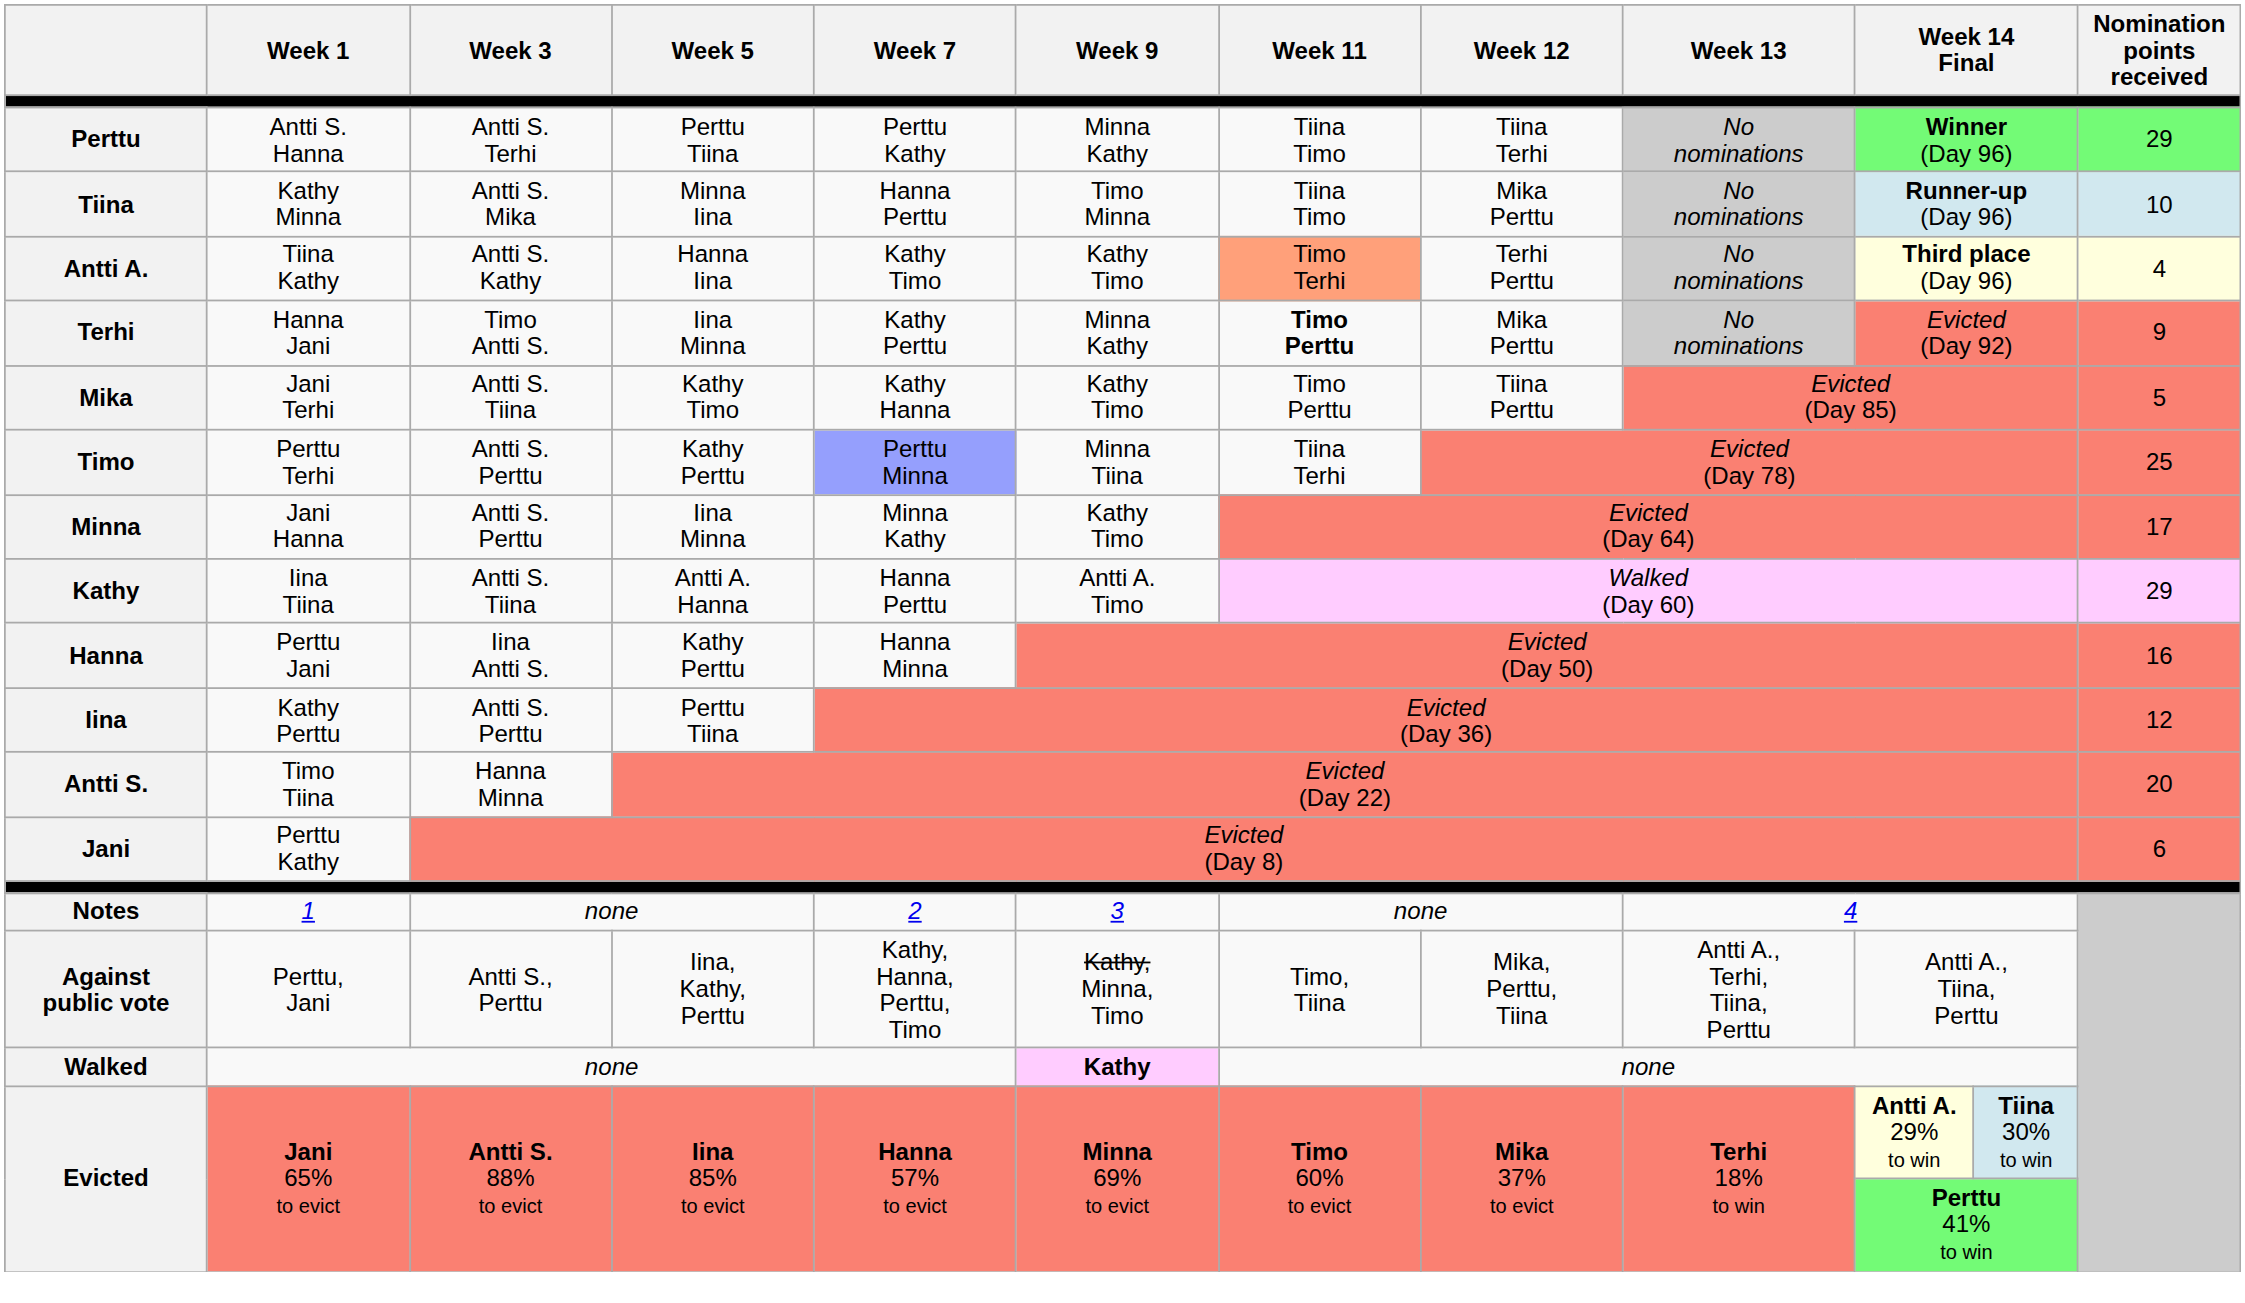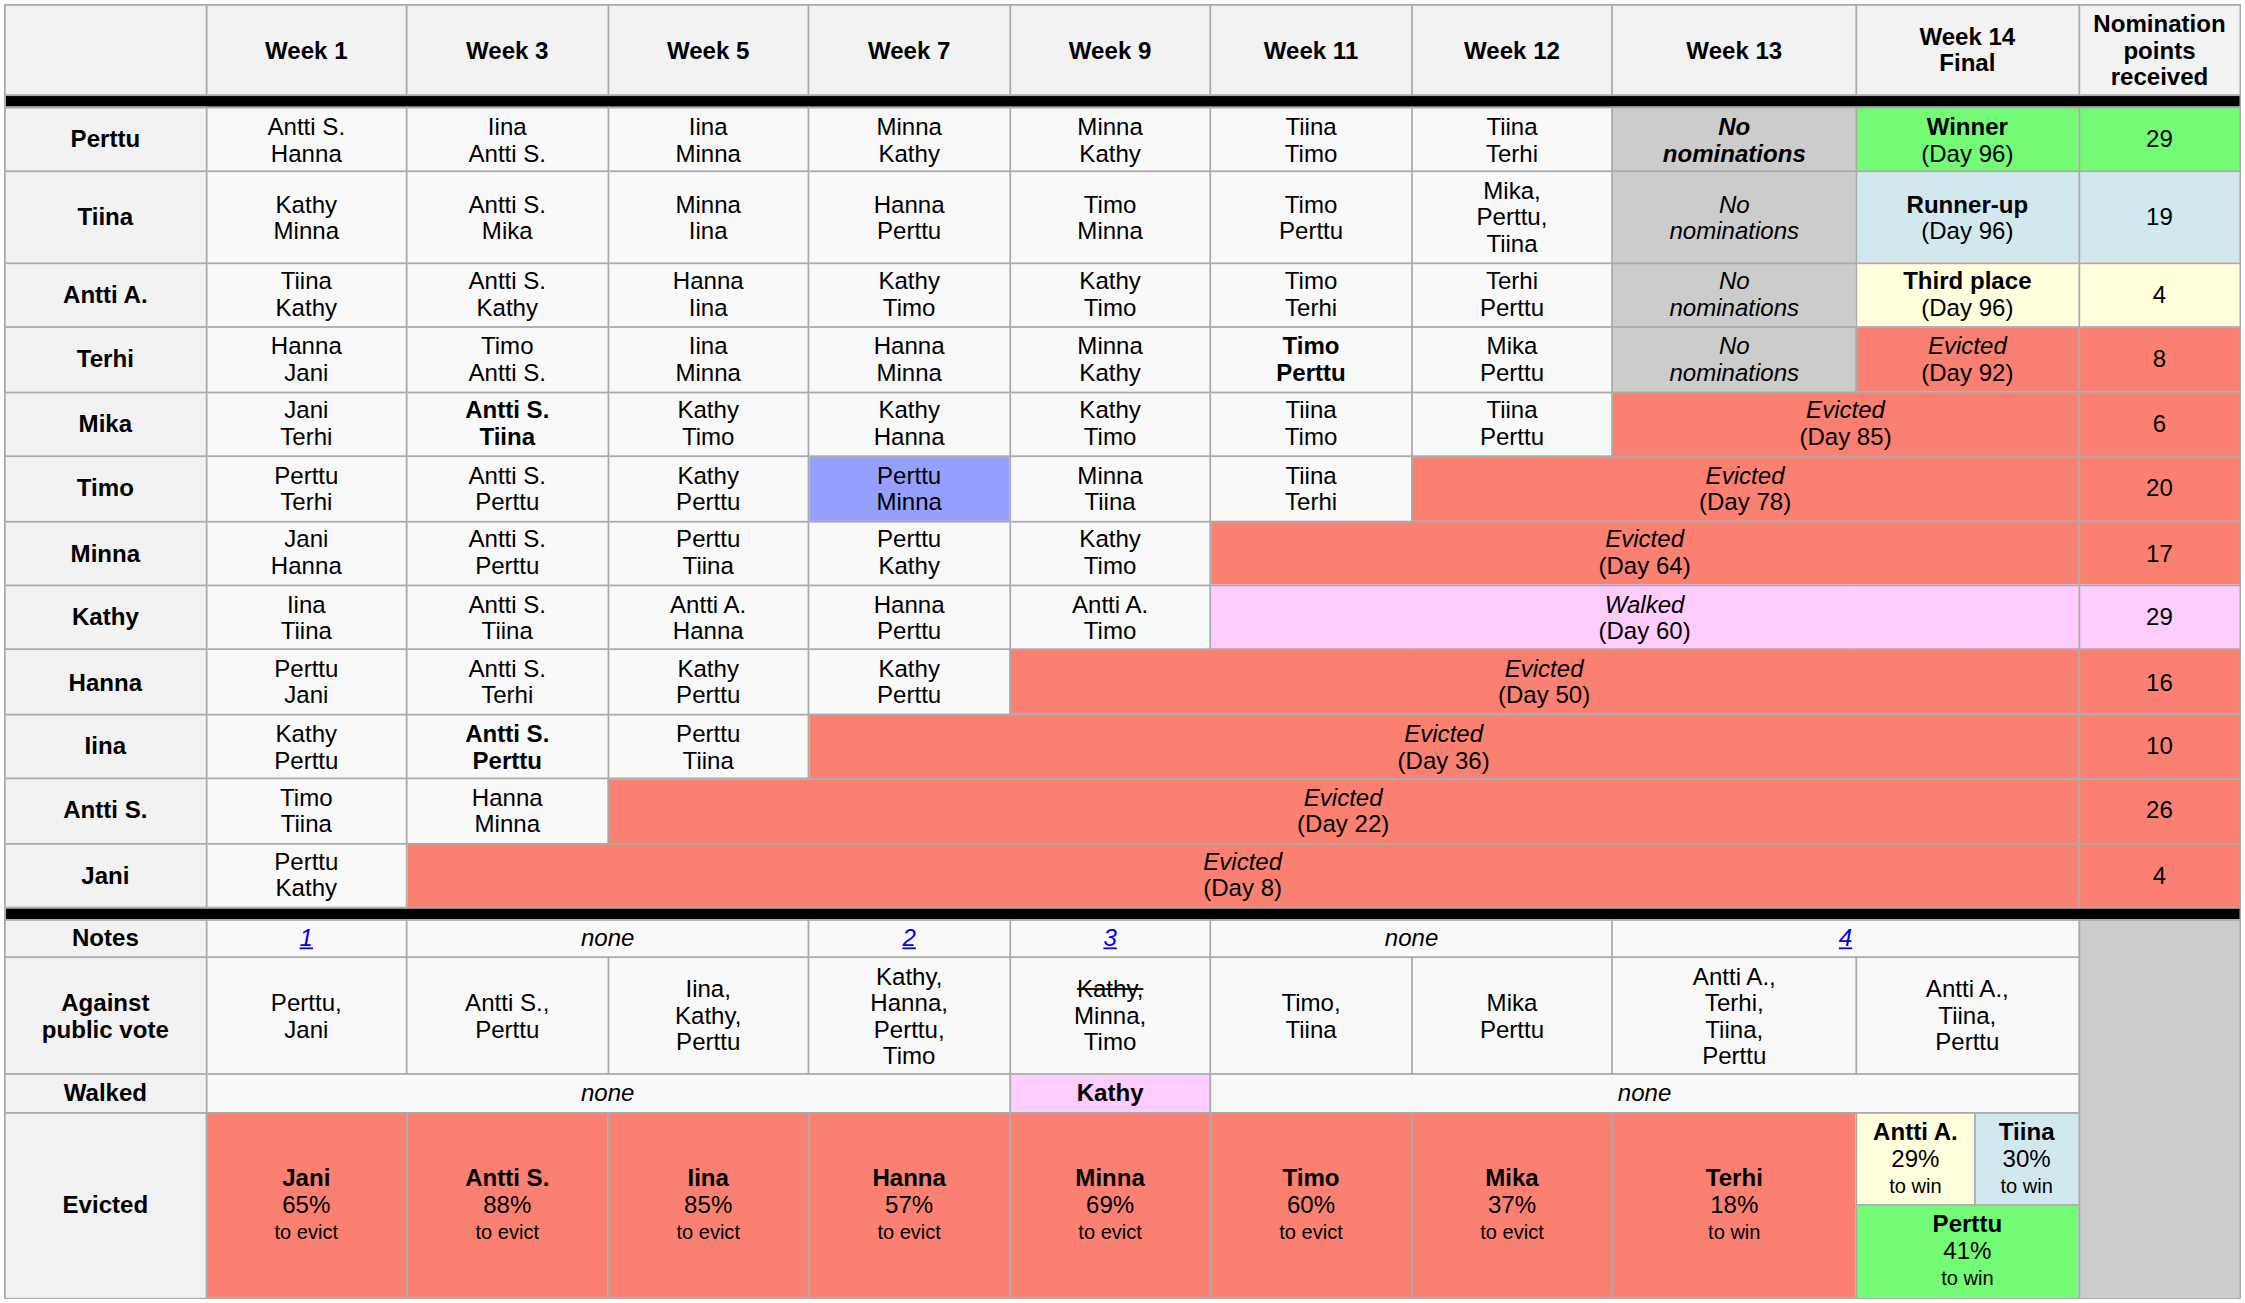(511, 139) Antti S. Terhi -> (507, 139) Iina Antti S.
(713, 139) Perttu Tiina -> (708, 139) Iina Minna
(915, 139) Perttu Kathy -> (909, 139) Minna Kathy
(1739, 139) normal -> (1734, 139) bold
(1320, 204) Tiina Timo -> (1311, 217) Timo Perttu
(1522, 204) Mika Perttu -> (1512, 217) Mika, Perttu, Tiina
(2159, 204) 10 -> (2159, 217) 19
(1320, 268) lightsalmon background -> (1311, 295) no background
(915, 333) Kathy Perttu -> (909, 359) Hanna Minna
(2159, 333) 9 -> (2159, 359) 8
(511, 397) normal -> (507, 424) bold
(1319, 397) Timo Perttu -> (1311, 424) Tiina Timo
(2159, 397) 5 -> (2159, 424) 6
(2159, 462) 25 -> (2159, 488) 20
(713, 526) Iina Minna -> (708, 553) Perttu Tiina
(915, 526) Minna Kathy -> (909, 553) Perttu Kathy
(511, 655) Iina Antti S. -> (507, 682) Antti S. Terhi
(915, 655) Hanna Minna -> (909, 682) Kathy Perttu
(511, 720) normal -> (507, 746) bold
(2159, 720) 12 -> (2159, 746) 10
(2159, 784) 20 -> (2159, 811) 26
(2159, 849) 6 -> (2159, 875) 4
(1522, 989) Mika, Perttu, Tiina -> (1512, 1016) Mika Perttu
